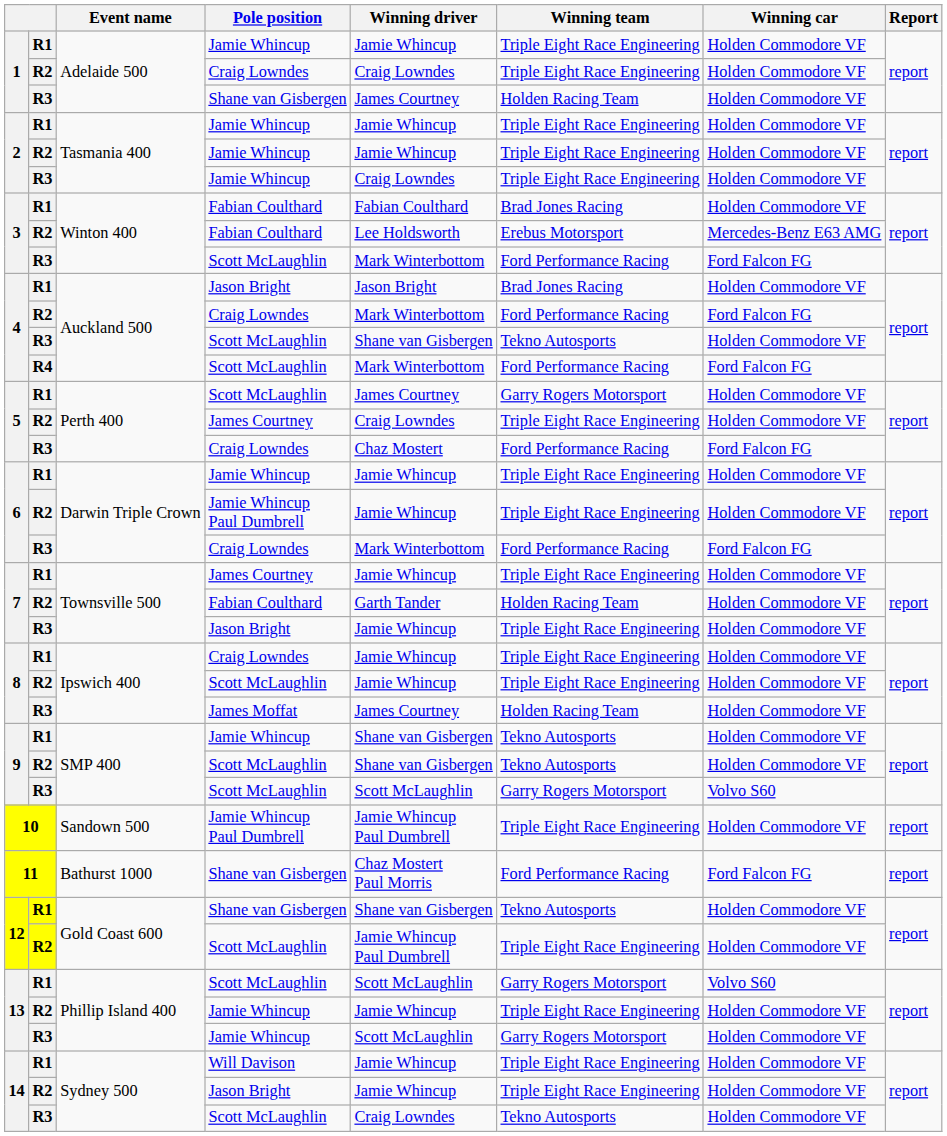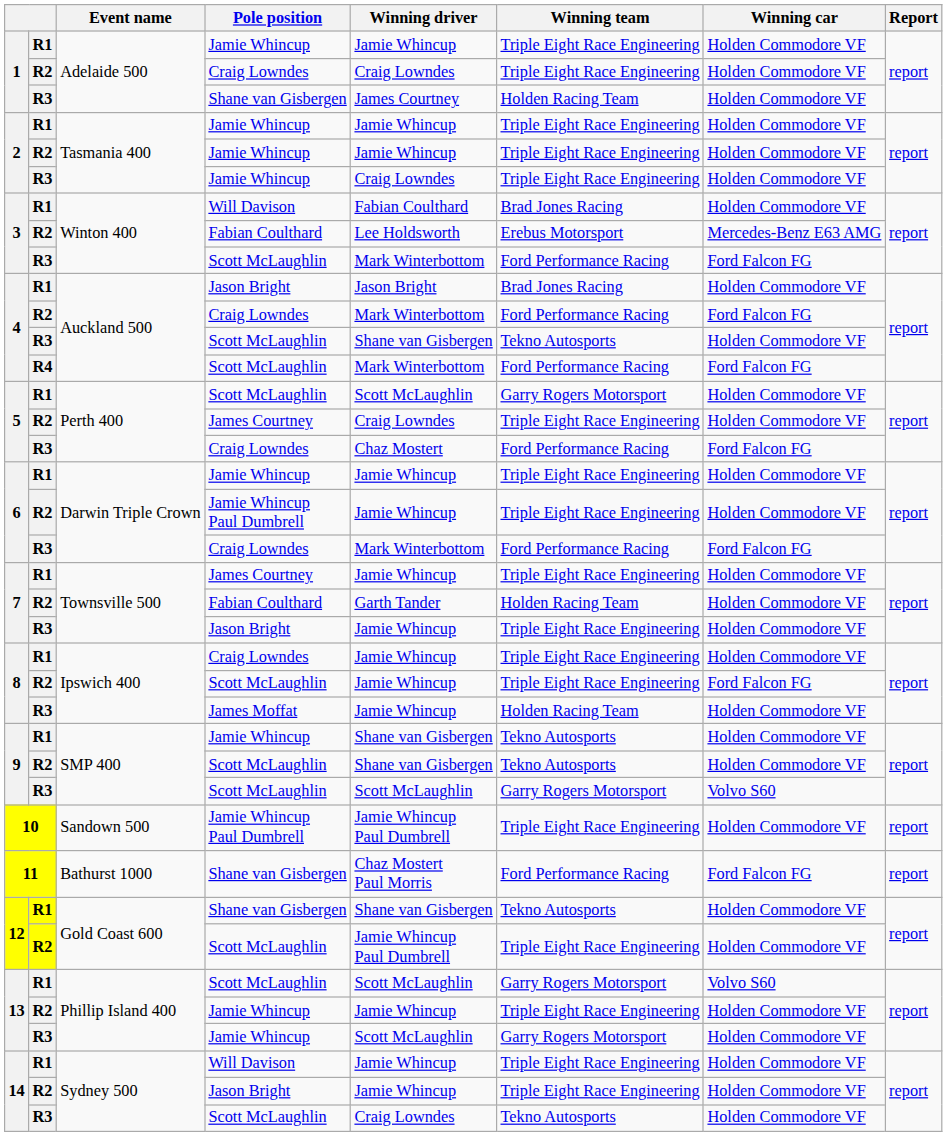(265, 206) Fabian Coulthard -> (252, 206) Will Davison
(407, 394) James Courtney -> (414, 394) Scott McLaughlin
(787, 682) Holden Commodore VF -> (760, 682) Ford Falcon FG
(407, 709) James Courtney -> (405, 709) Jamie Whincup
